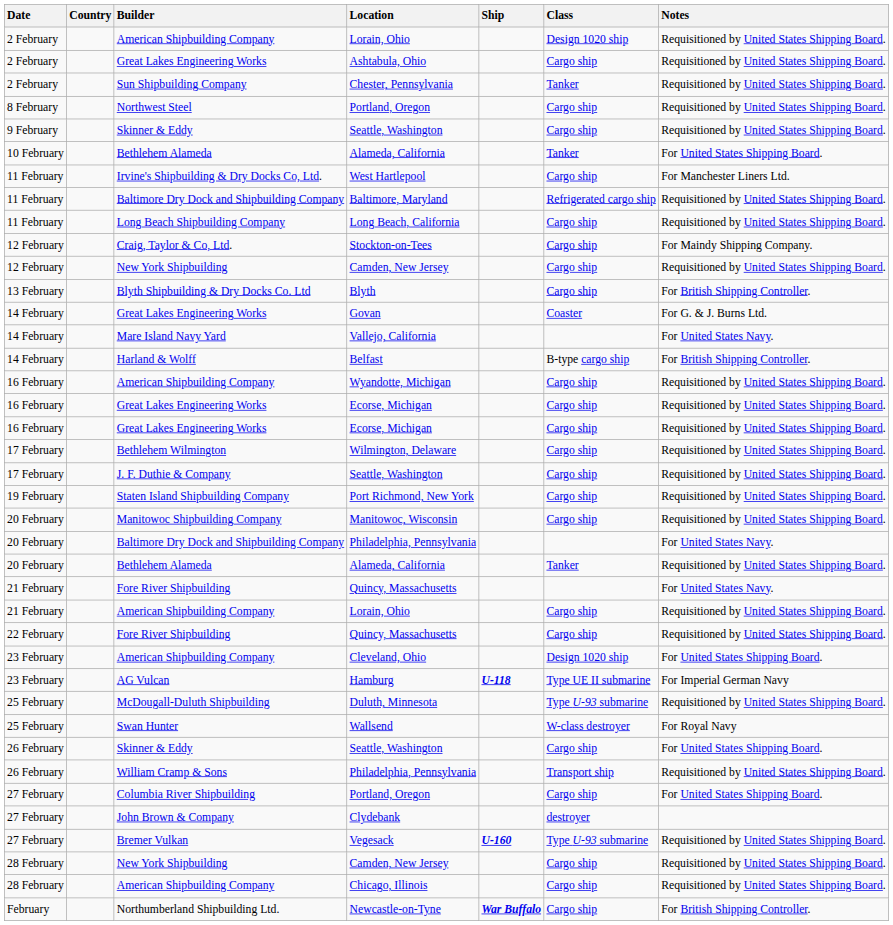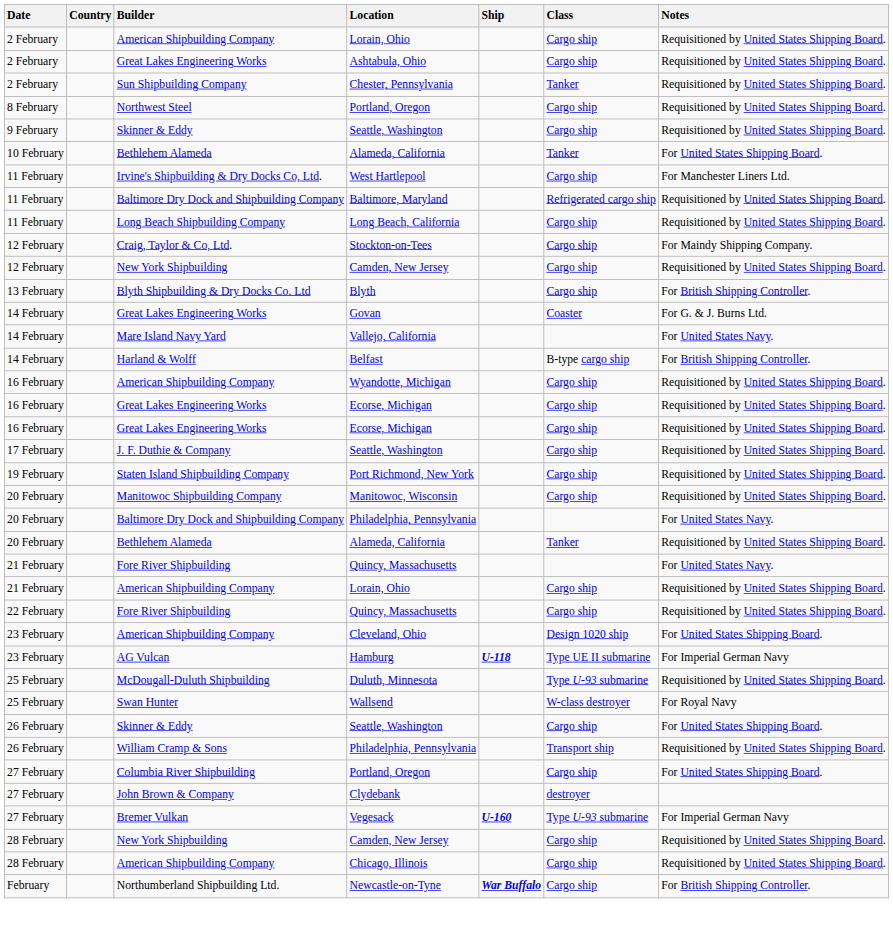(587, 38) Design 1020 ship -> (572, 38) Cargo ship
- row: (35, 451)
(774, 840) Requisitioned by United States Shipping Board. -> (725, 817) For Imperial German Navy
